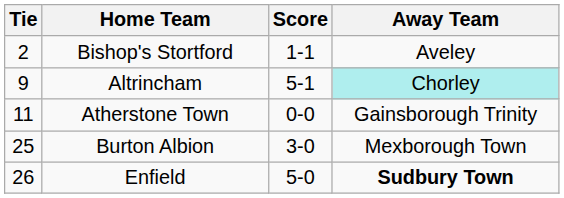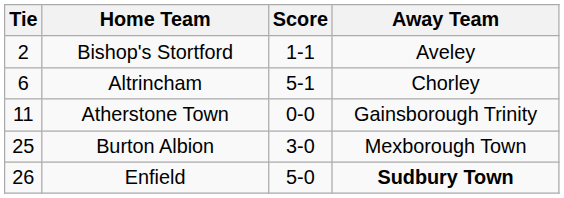(23, 83) 9 -> (23, 83) 6
(446, 83) paleturquoise background -> (446, 83) no background
